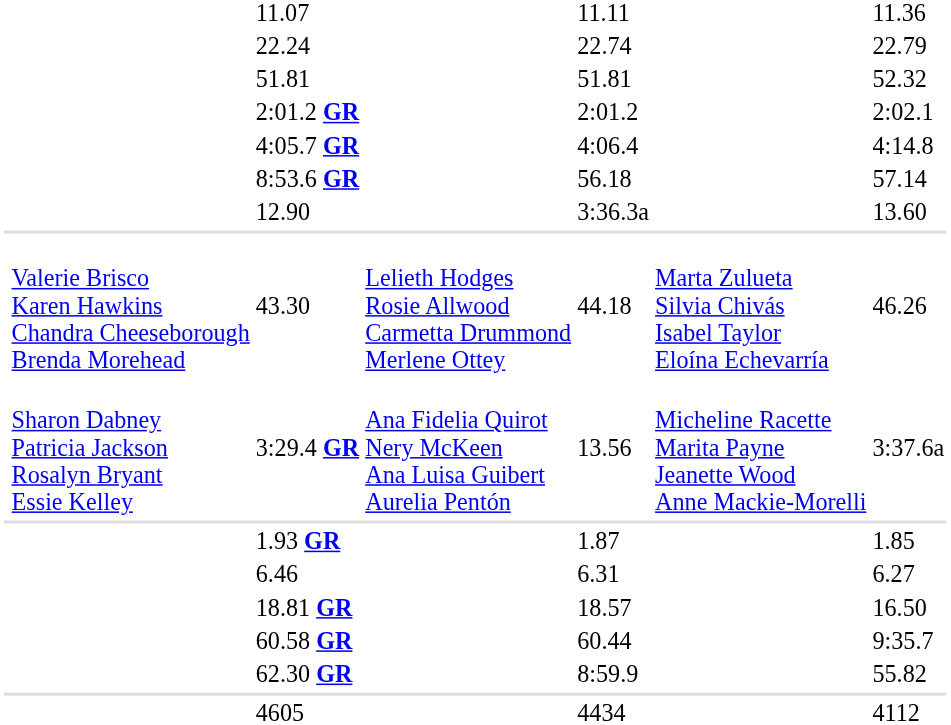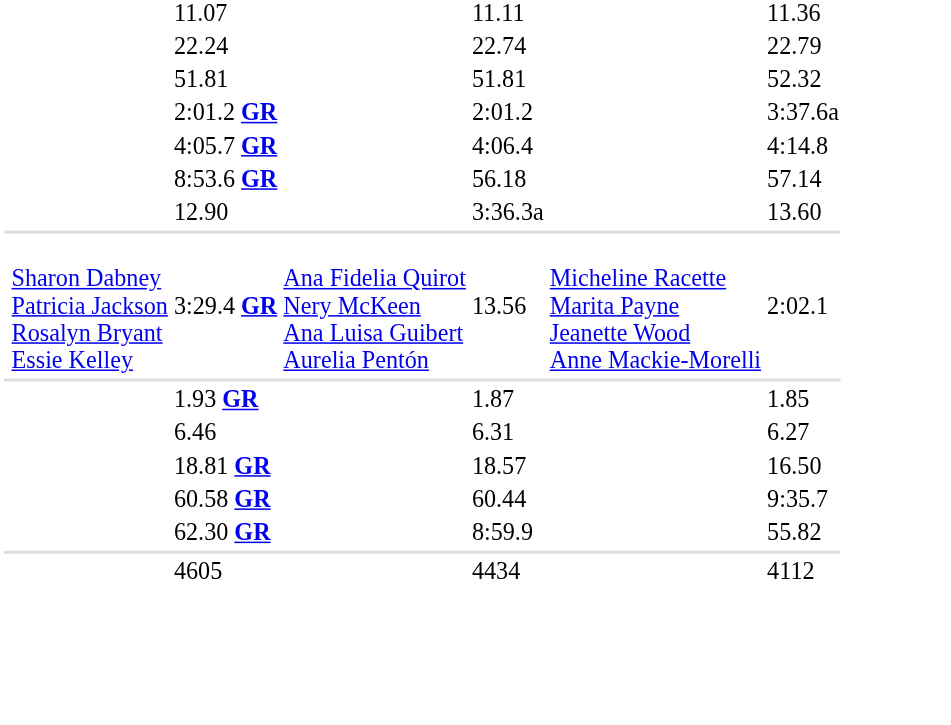(903, 112) 2:02.1 -> (803, 112) 3:37.6a
- row: (131, 319)
(908, 447) 3:37.6a -> (798, 305) 2:02.1
